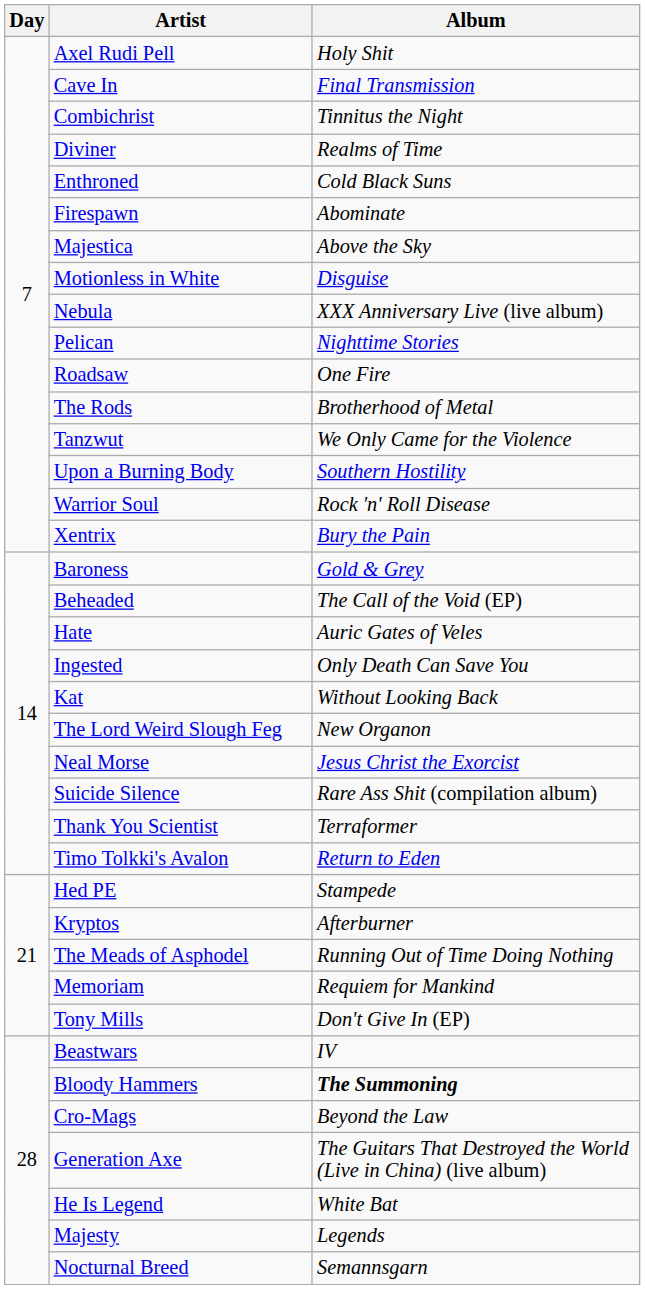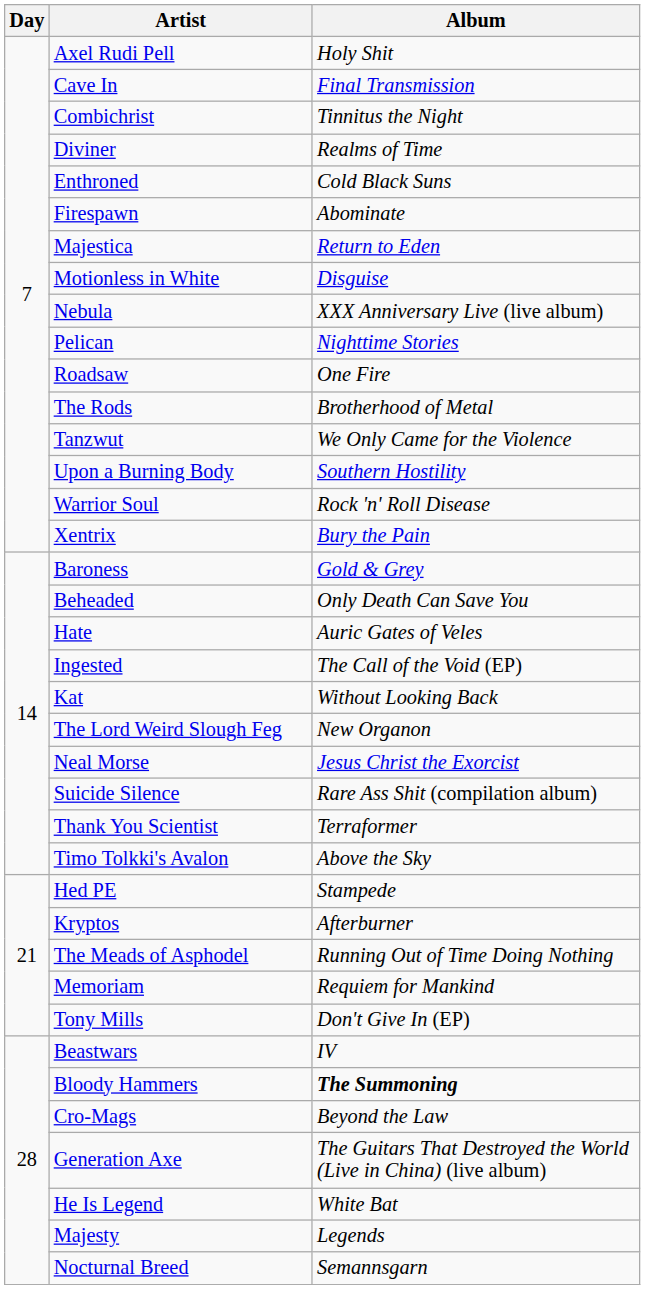(374, 246) Above the Sky -> (379, 246) Return to Eden
(419, 600) The Call of the Void (EP) -> (423, 600) Only Death Can Save You
(423, 665) Only Death Can Save You -> (419, 665) The Call of the Void (EP)
(379, 858) Return to Eden -> (374, 858) Above the Sky
